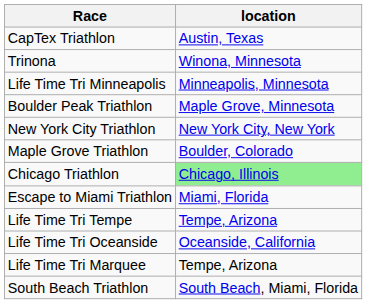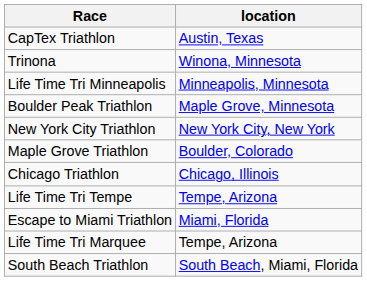(229, 174) lightgreen background -> (229, 174) no background
rows swapped: (70, 220) <-> (90, 197)
- row: (83, 242)
